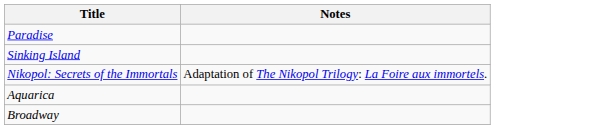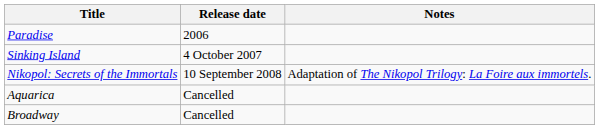+ column: (232, 14)
